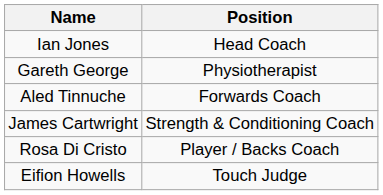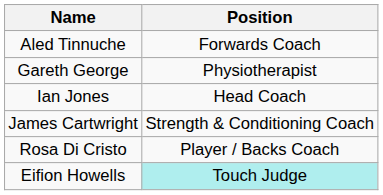rows swapped: (73, 44) <-> (73, 96)
(260, 176) no background -> (260, 176) paleturquoise background
